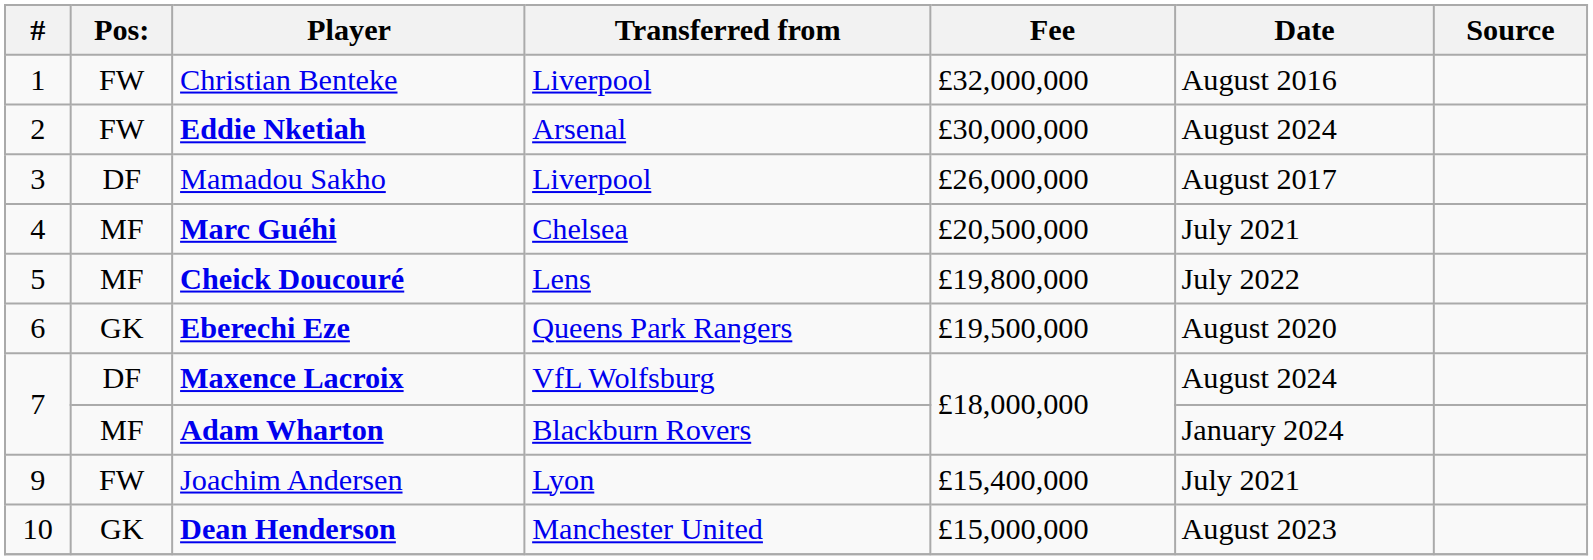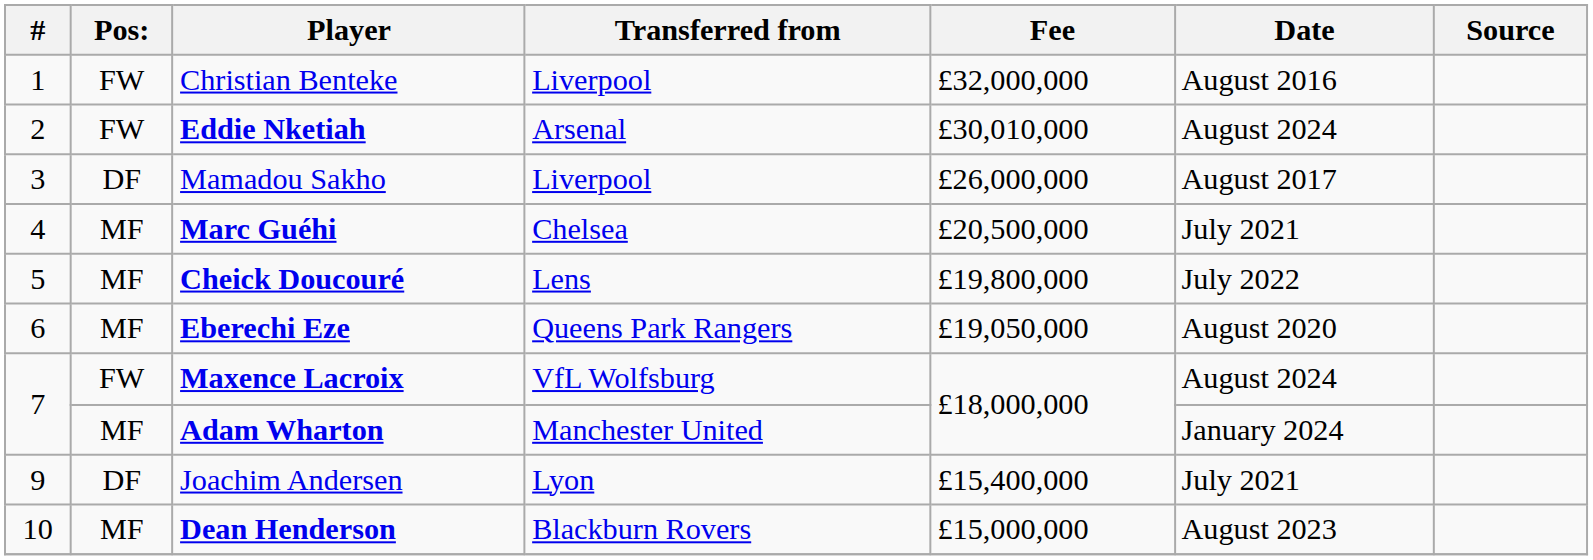(1013, 129) £30,000,000 -> (1013, 129) £30,010,000
(122, 328) GK -> (122, 328) MF
(1013, 328) £19,500,000 -> (1013, 328) £19,050,000
(122, 378) DF -> (122, 378) FW
(642, 428) Blackburn Rovers -> (648, 428) Manchester United
(122, 478) FW -> (122, 478) DF
(122, 528) GK -> (122, 528) MF
(648, 528) Manchester United -> (642, 528) Blackburn Rovers
